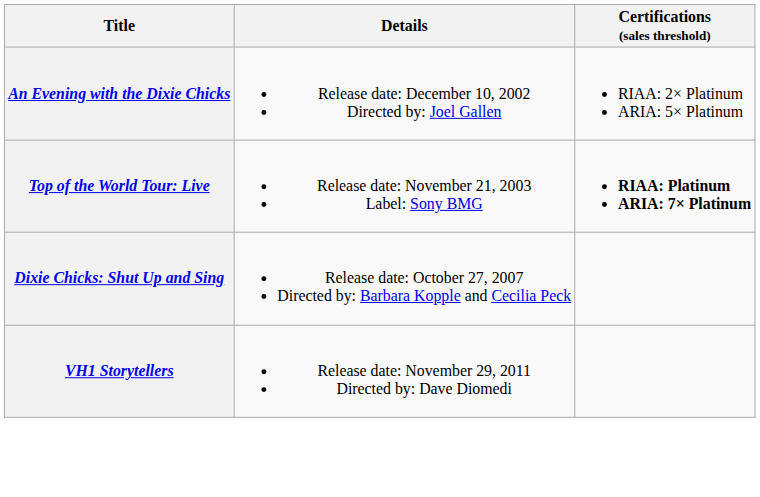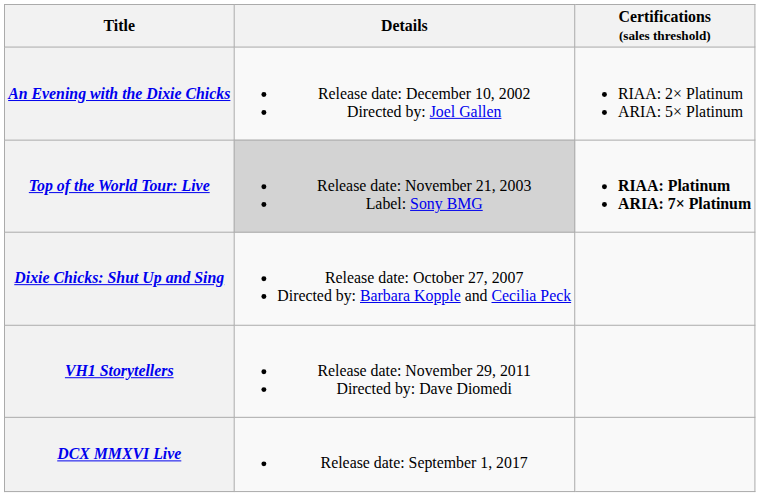(404, 195) no background -> (404, 195) lightgrey background
+ row: (119, 454)
